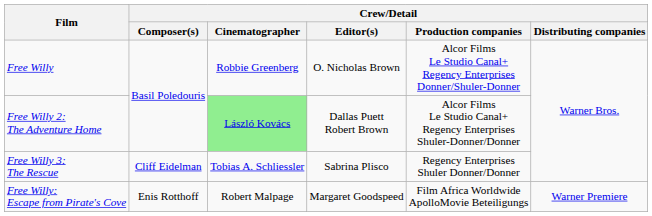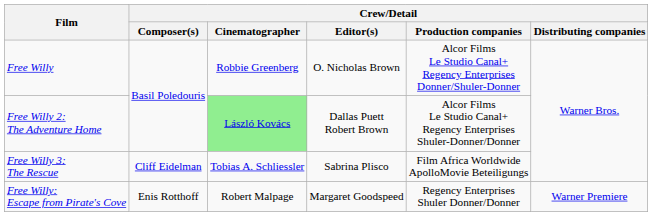(469, 166) Regency Enterprises Shuler Donner/Donner -> (469, 166) Film Africa Worldwide ApolloMovie Beteiligungs
(469, 196) Film Africa Worldwide ApolloMovie Beteiligungs -> (469, 196) Regency Enterprises Shuler Donner/Donner
